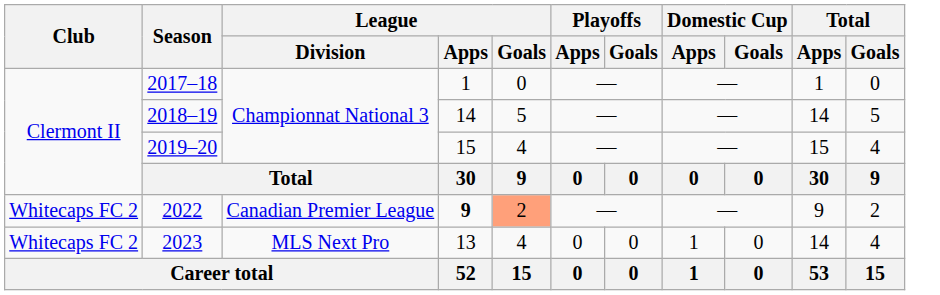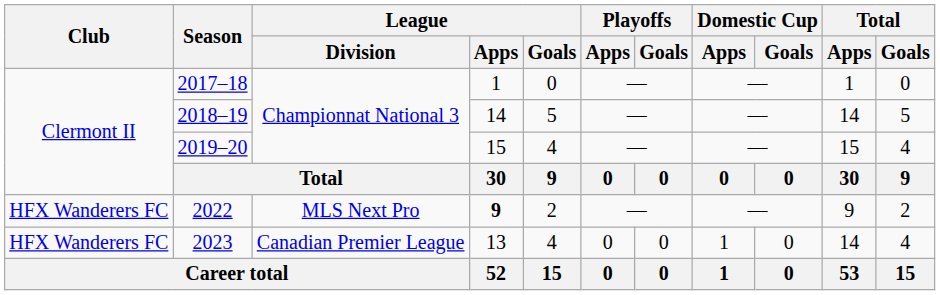(74, 210) Whitecaps FC 2 -> (89, 210) HFX Wanderers FC
(330, 210) Canadian Premier League -> (361, 210) MLS Next Pro
(522, 210) lightsalmon background -> (552, 210) no background
(74, 242) Whitecaps FC 2 -> (89, 242) HFX Wanderers FC
(330, 242) MLS Next Pro -> (361, 242) Canadian Premier League
